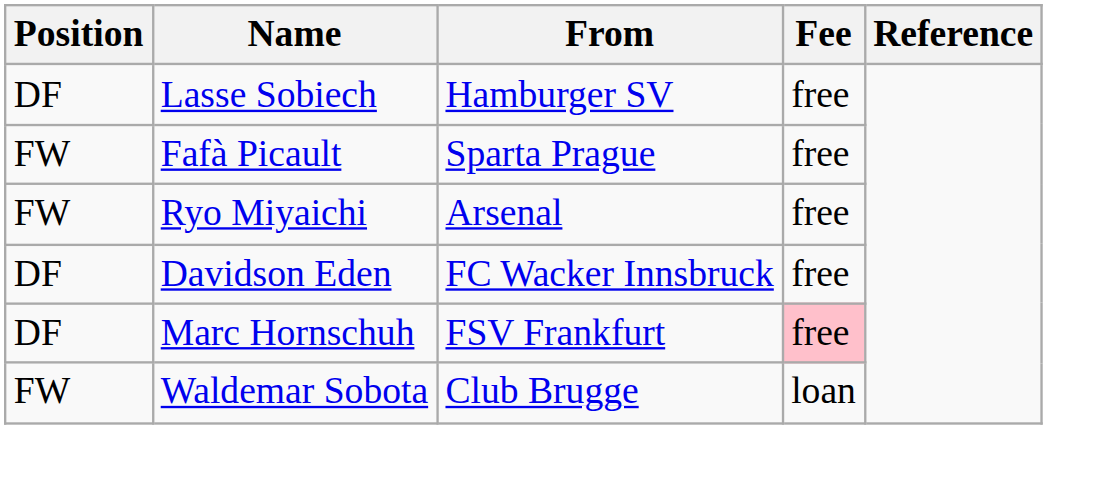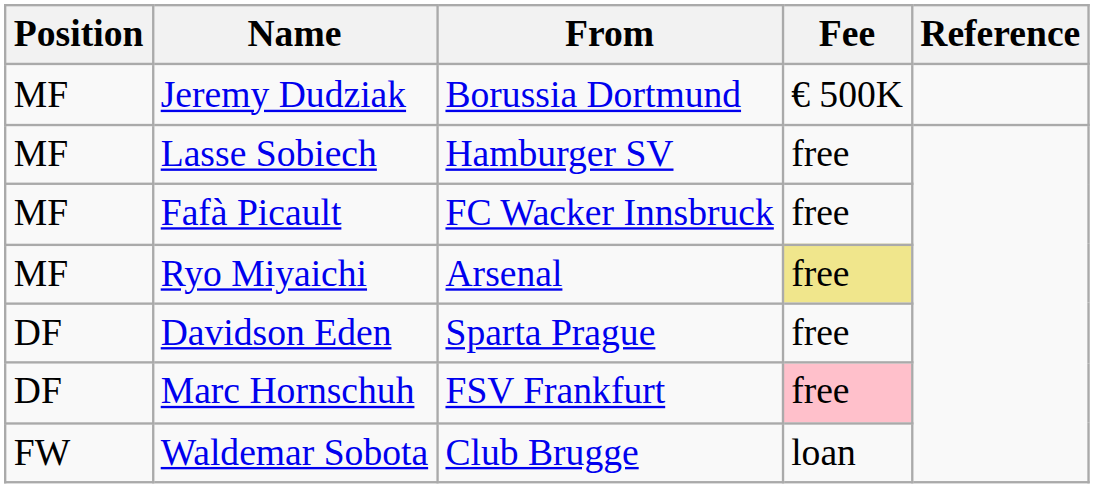+ row: (283, 93)
(38, 93) DF -> (41, 153) MF
(42, 153) FW -> (41, 213) MF
(550, 153) Sparta Prague -> (610, 213) FC Wacker Innsbruck
(42, 213) FW -> (41, 272) MF
(820, 213) no background -> (820, 272) khaki background
(610, 272) FC Wacker Innsbruck -> (550, 332) Sparta Prague
